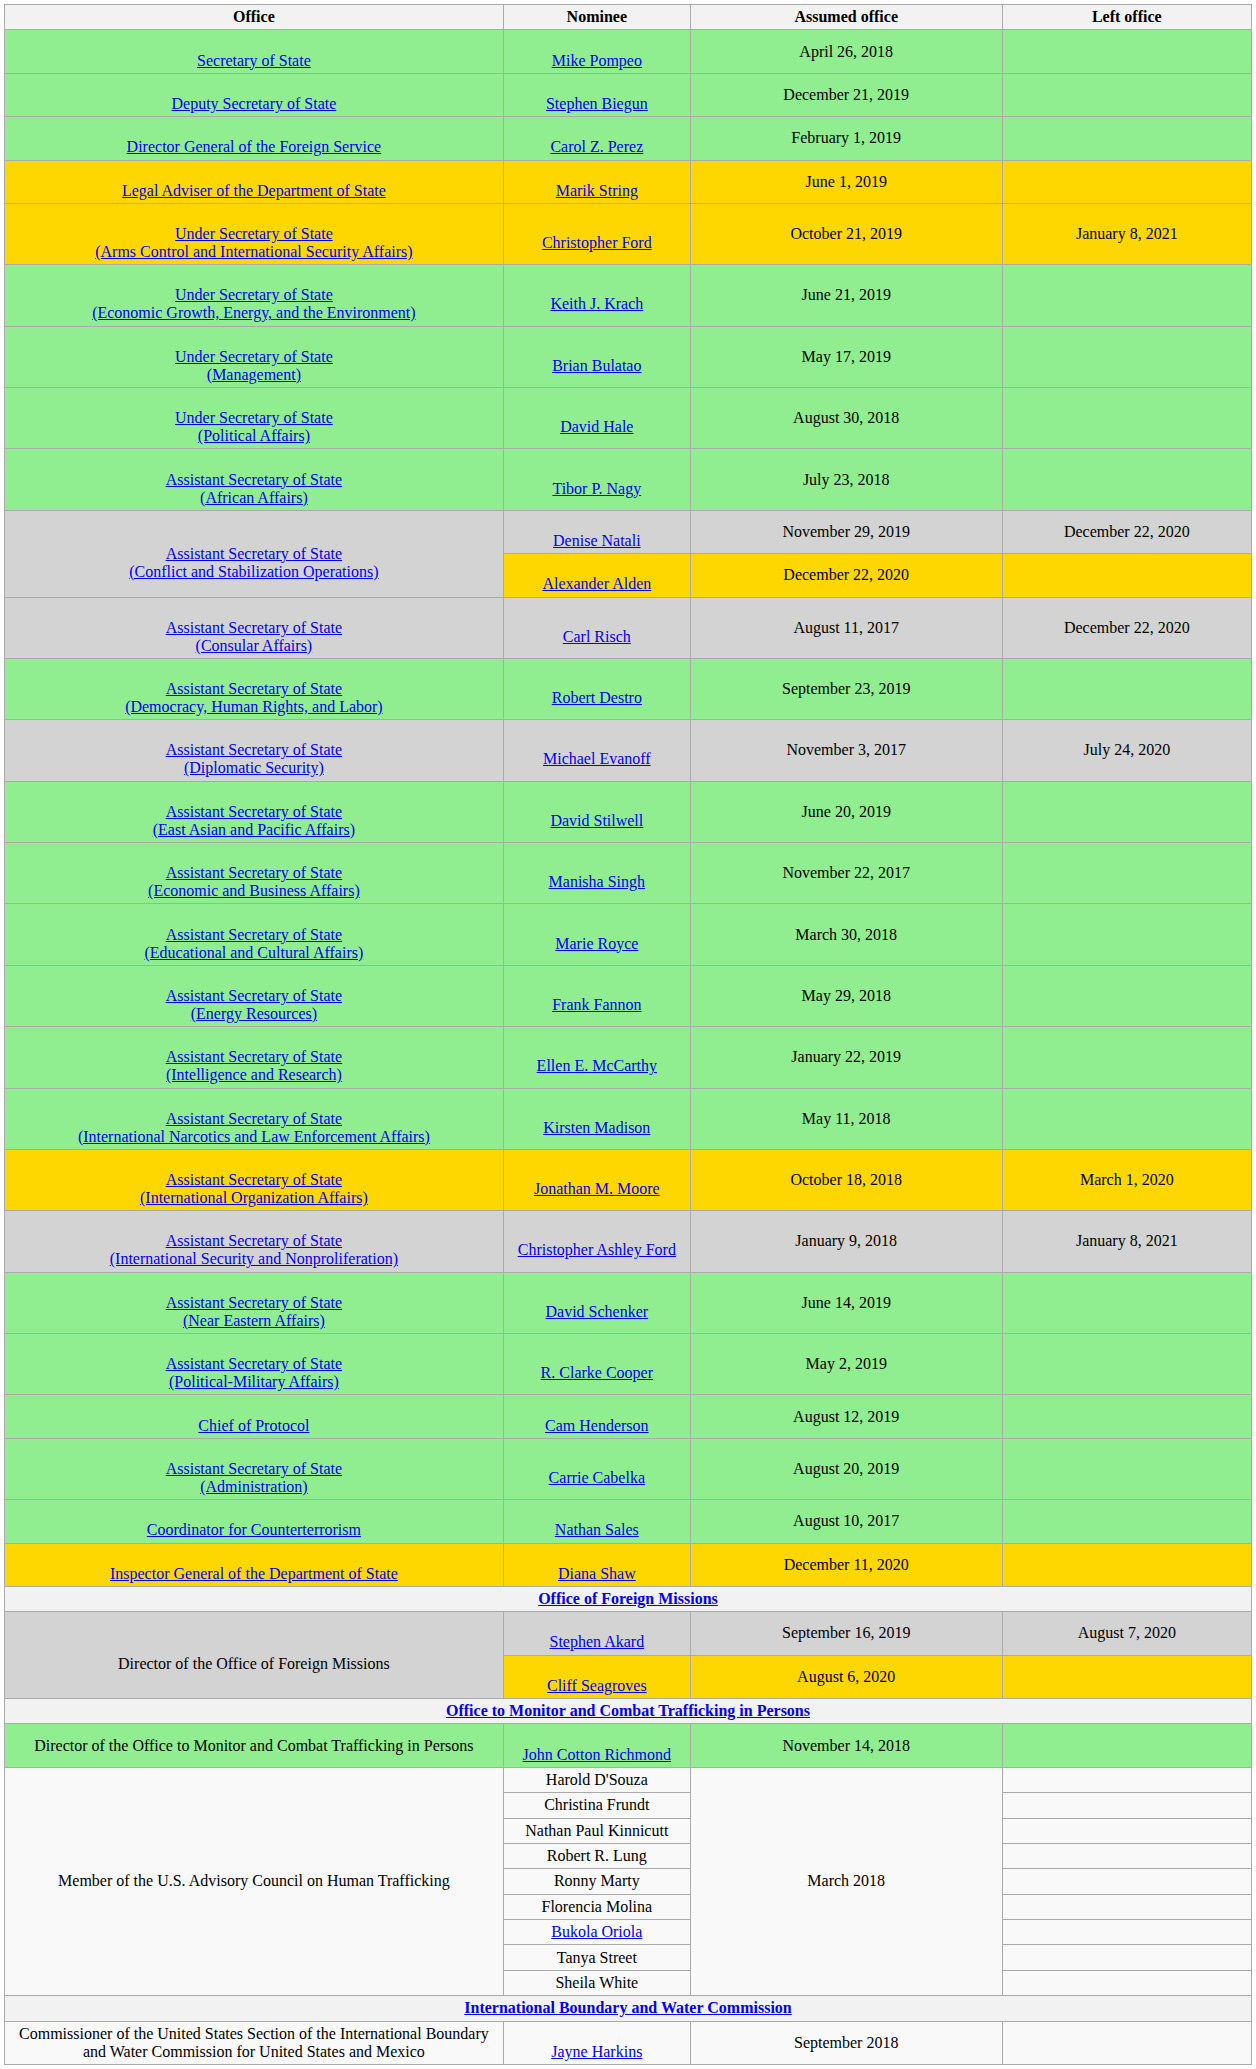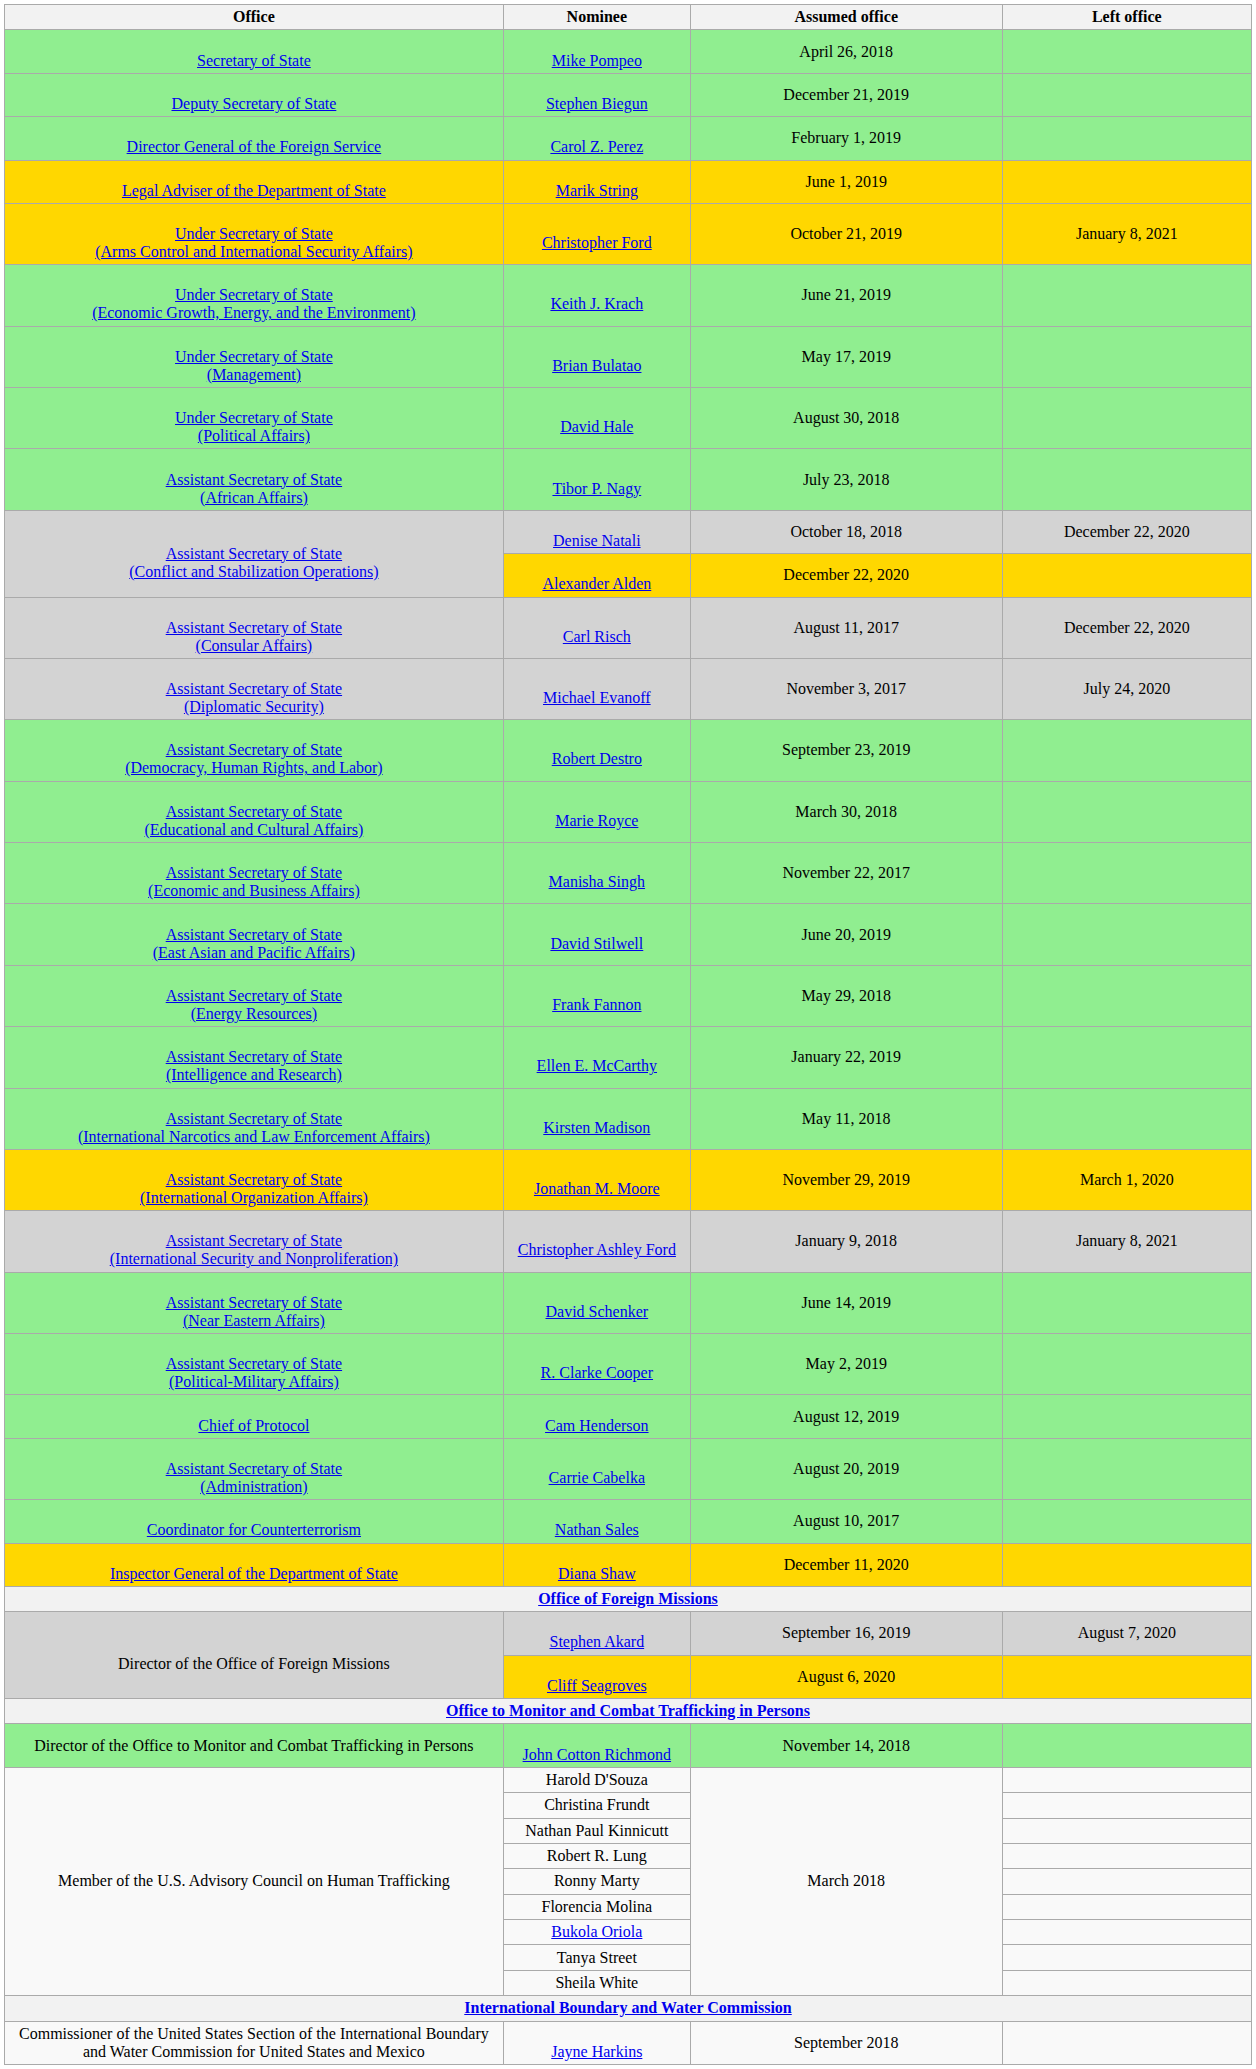(846, 531) November 29, 2019 -> (846, 531) October 18, 2018
rows swapped: (597, 698) <-> (597, 759)
rows swapped: (597, 820) <-> (597, 943)
(846, 1180) October 18, 2018 -> (846, 1180) November 29, 2019
